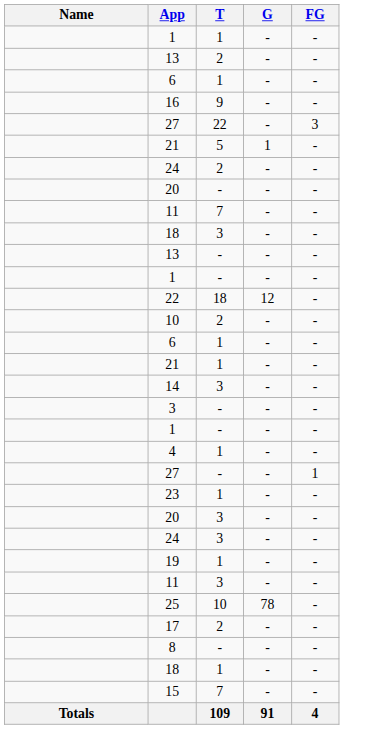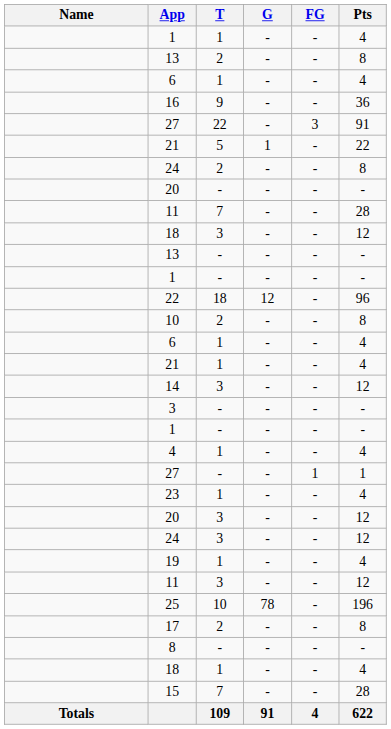+ column: (363, 15)
